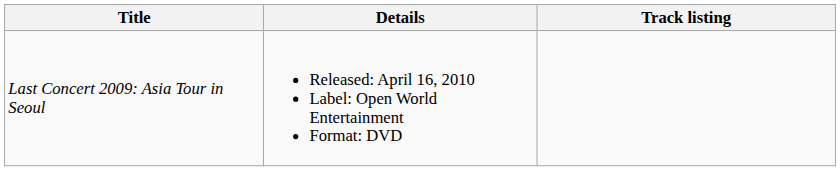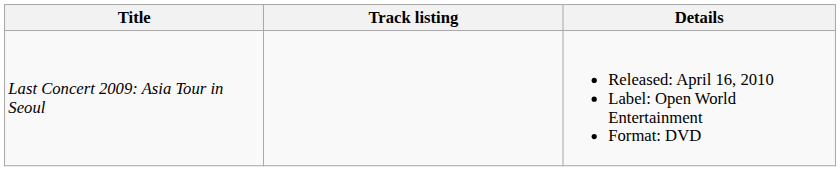columns swapped: (400, 17) <-> (686, 17)
